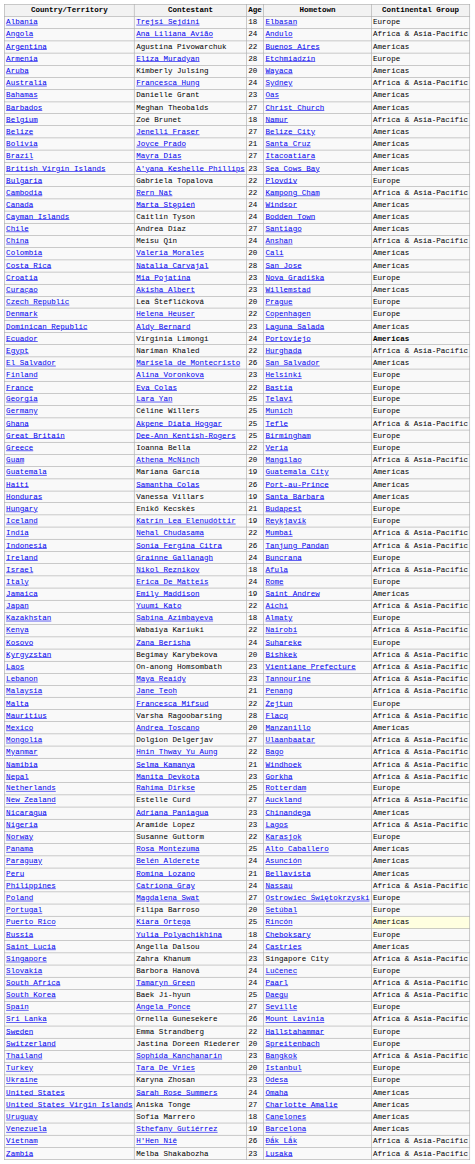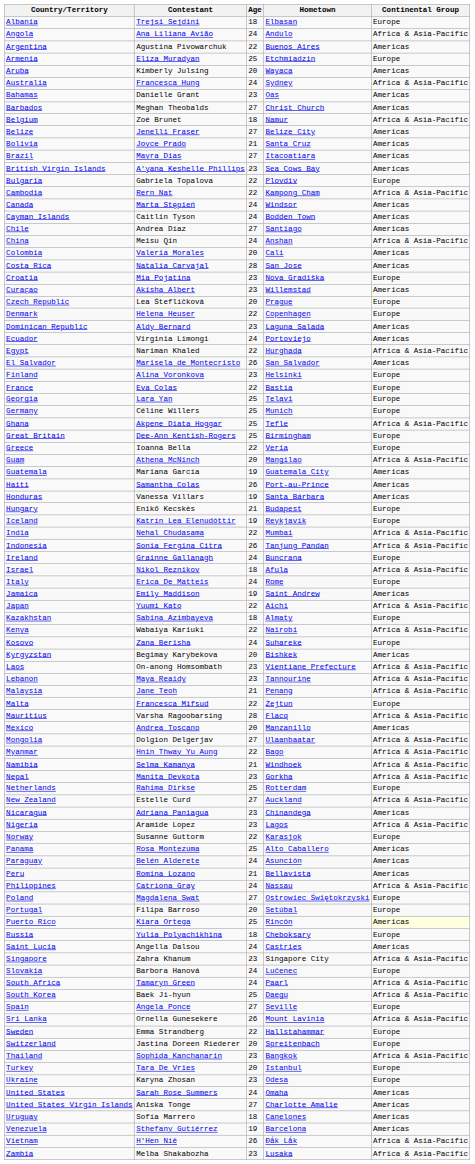(253, 59) 28 -> (253, 59) 25
(391, 339) bold -> (391, 339) normal
(421, 655) Africa & Asia-Pacific -> (391, 655) Americas
